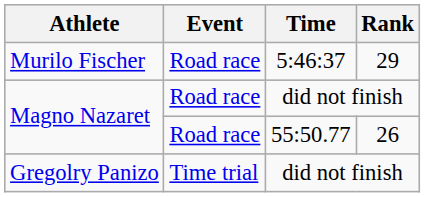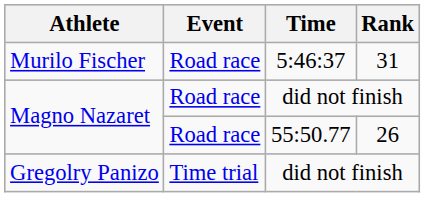(388, 60) 29 -> (388, 60) 31
